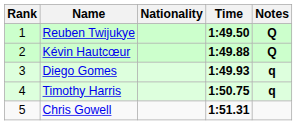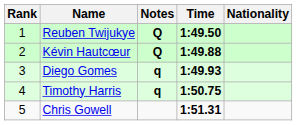columns swapped: (172, 14) <-> (272, 14)
